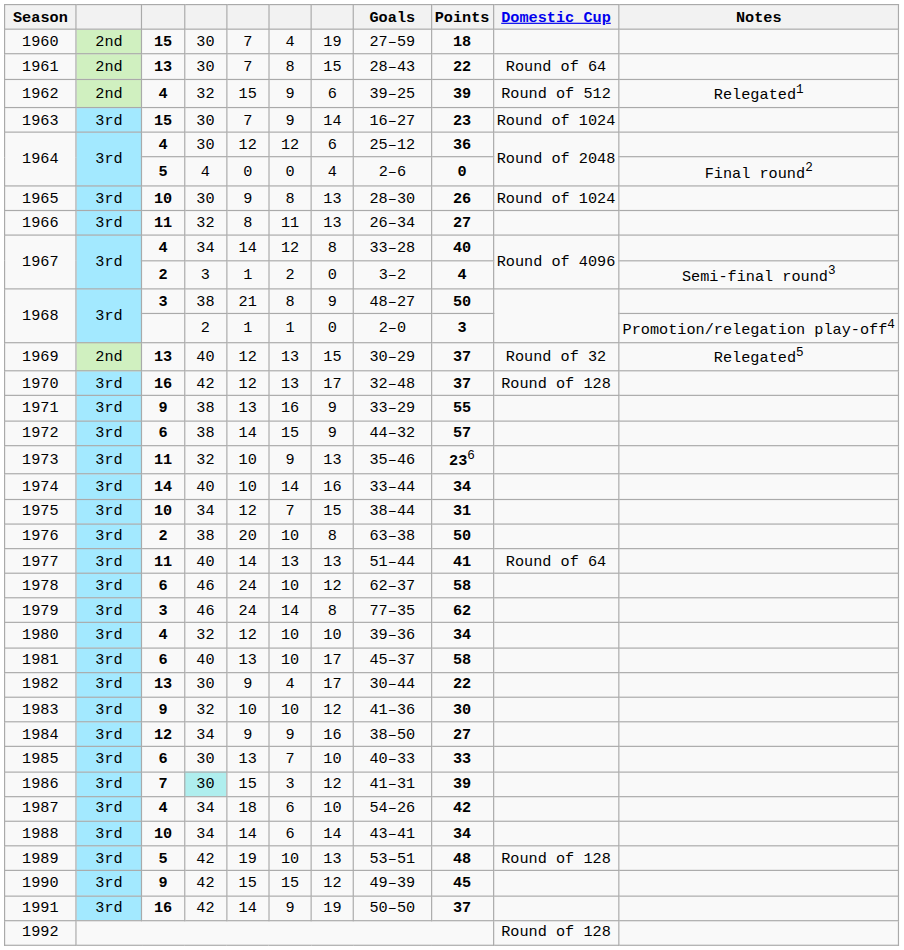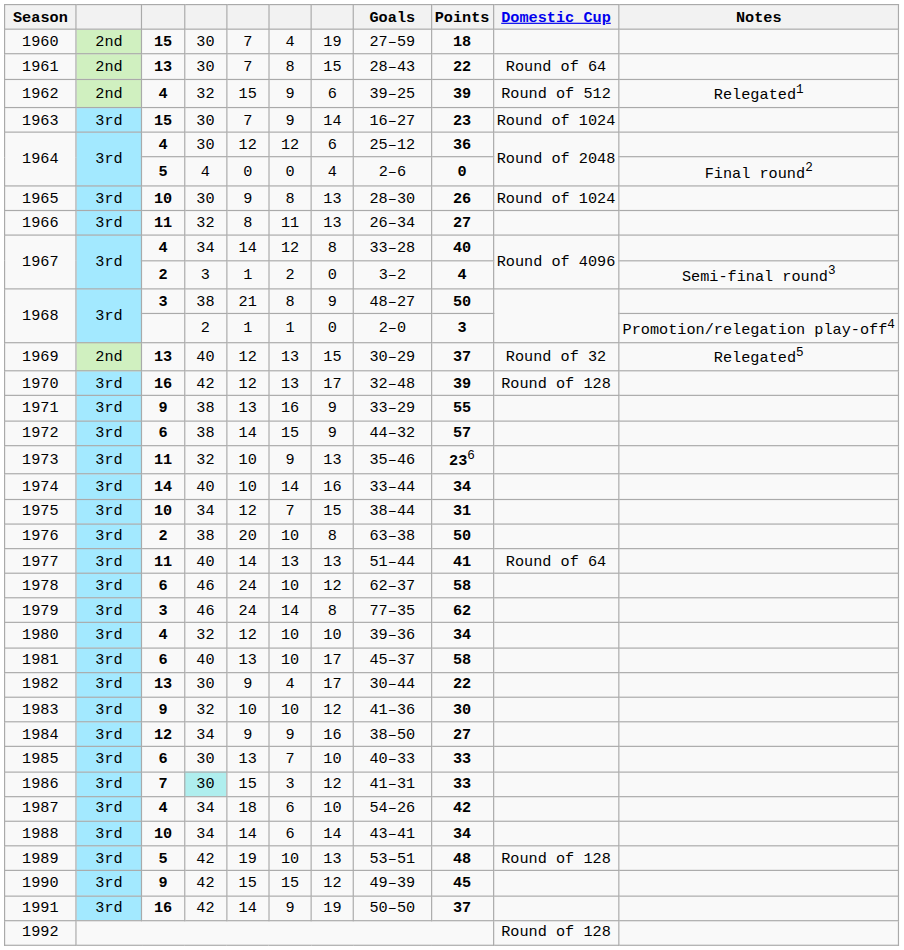(462, 384) 37 -> (462, 384) 39
(462, 784) 39 -> (462, 784) 33
